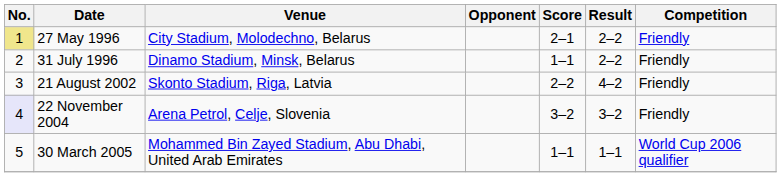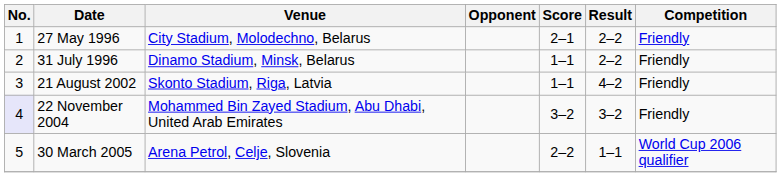(19, 38) khaki background -> (19, 38) no background
(562, 83) 2–2 -> (562, 83) 1–1
(239, 114) Arena Petrol, Celje, Slovenia -> (287, 114) Mohammed Bin Zayed Stadium, Abu Dhabi, United Arab Emirates
(287, 152) Mohammed Bin Zayed Stadium, Abu Dhabi, United Arab Emirates -> (239, 152) Arena Petrol, Celje, Slovenia
(562, 152) 1–1 -> (562, 152) 2–2
